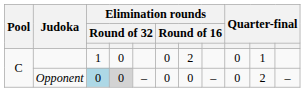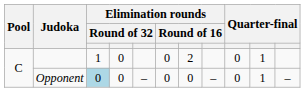(121, 77) lightgrey background -> (121, 77) no background
(262, 77) 2 -> (262, 77) 1
